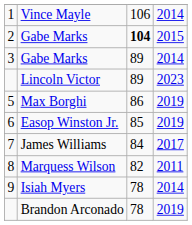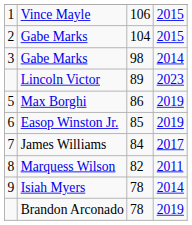(170, 15) 2014 -> (170, 15) 2015
(140, 36) bold -> (140, 36) normal
(137, 58) 89 -> (137, 58) 98
